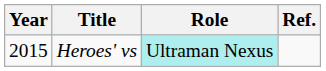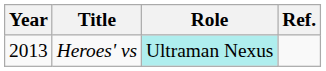(28, 50) 2015 -> (28, 50) 2013
